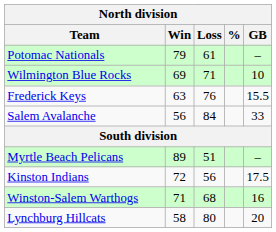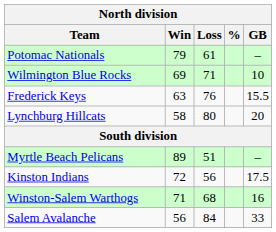rows swapped: (56, 217) <-> (51, 116)
